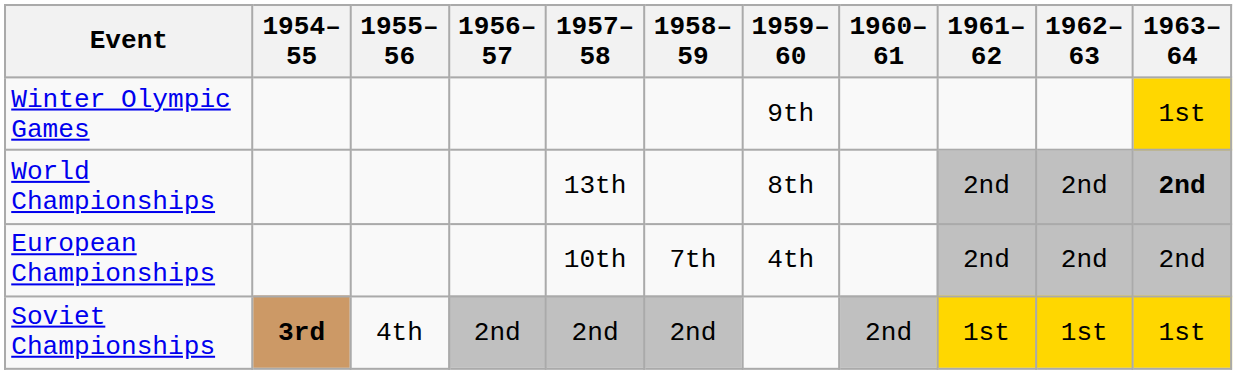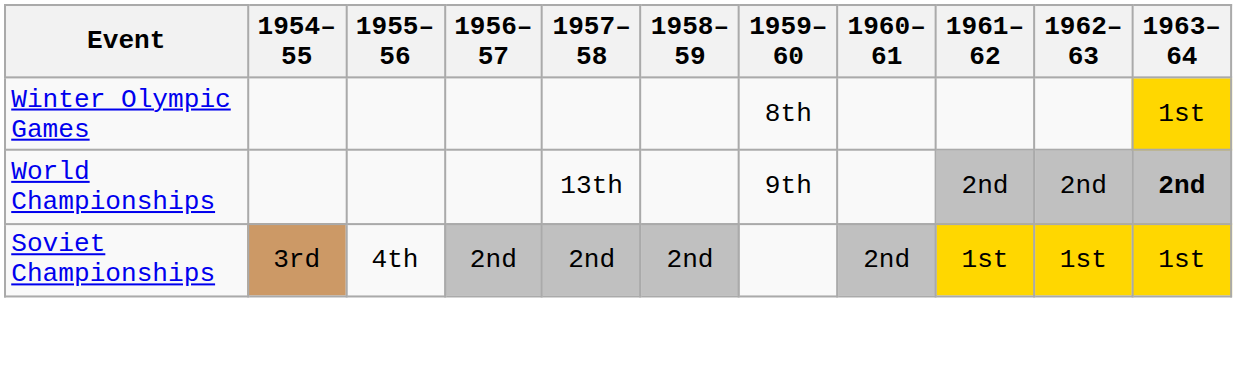(791, 114) 9th -> (788, 114) 8th
(791, 187) 8th -> (788, 187) 9th
- row: (113, 260)
(302, 332) bold -> (297, 260) normal
